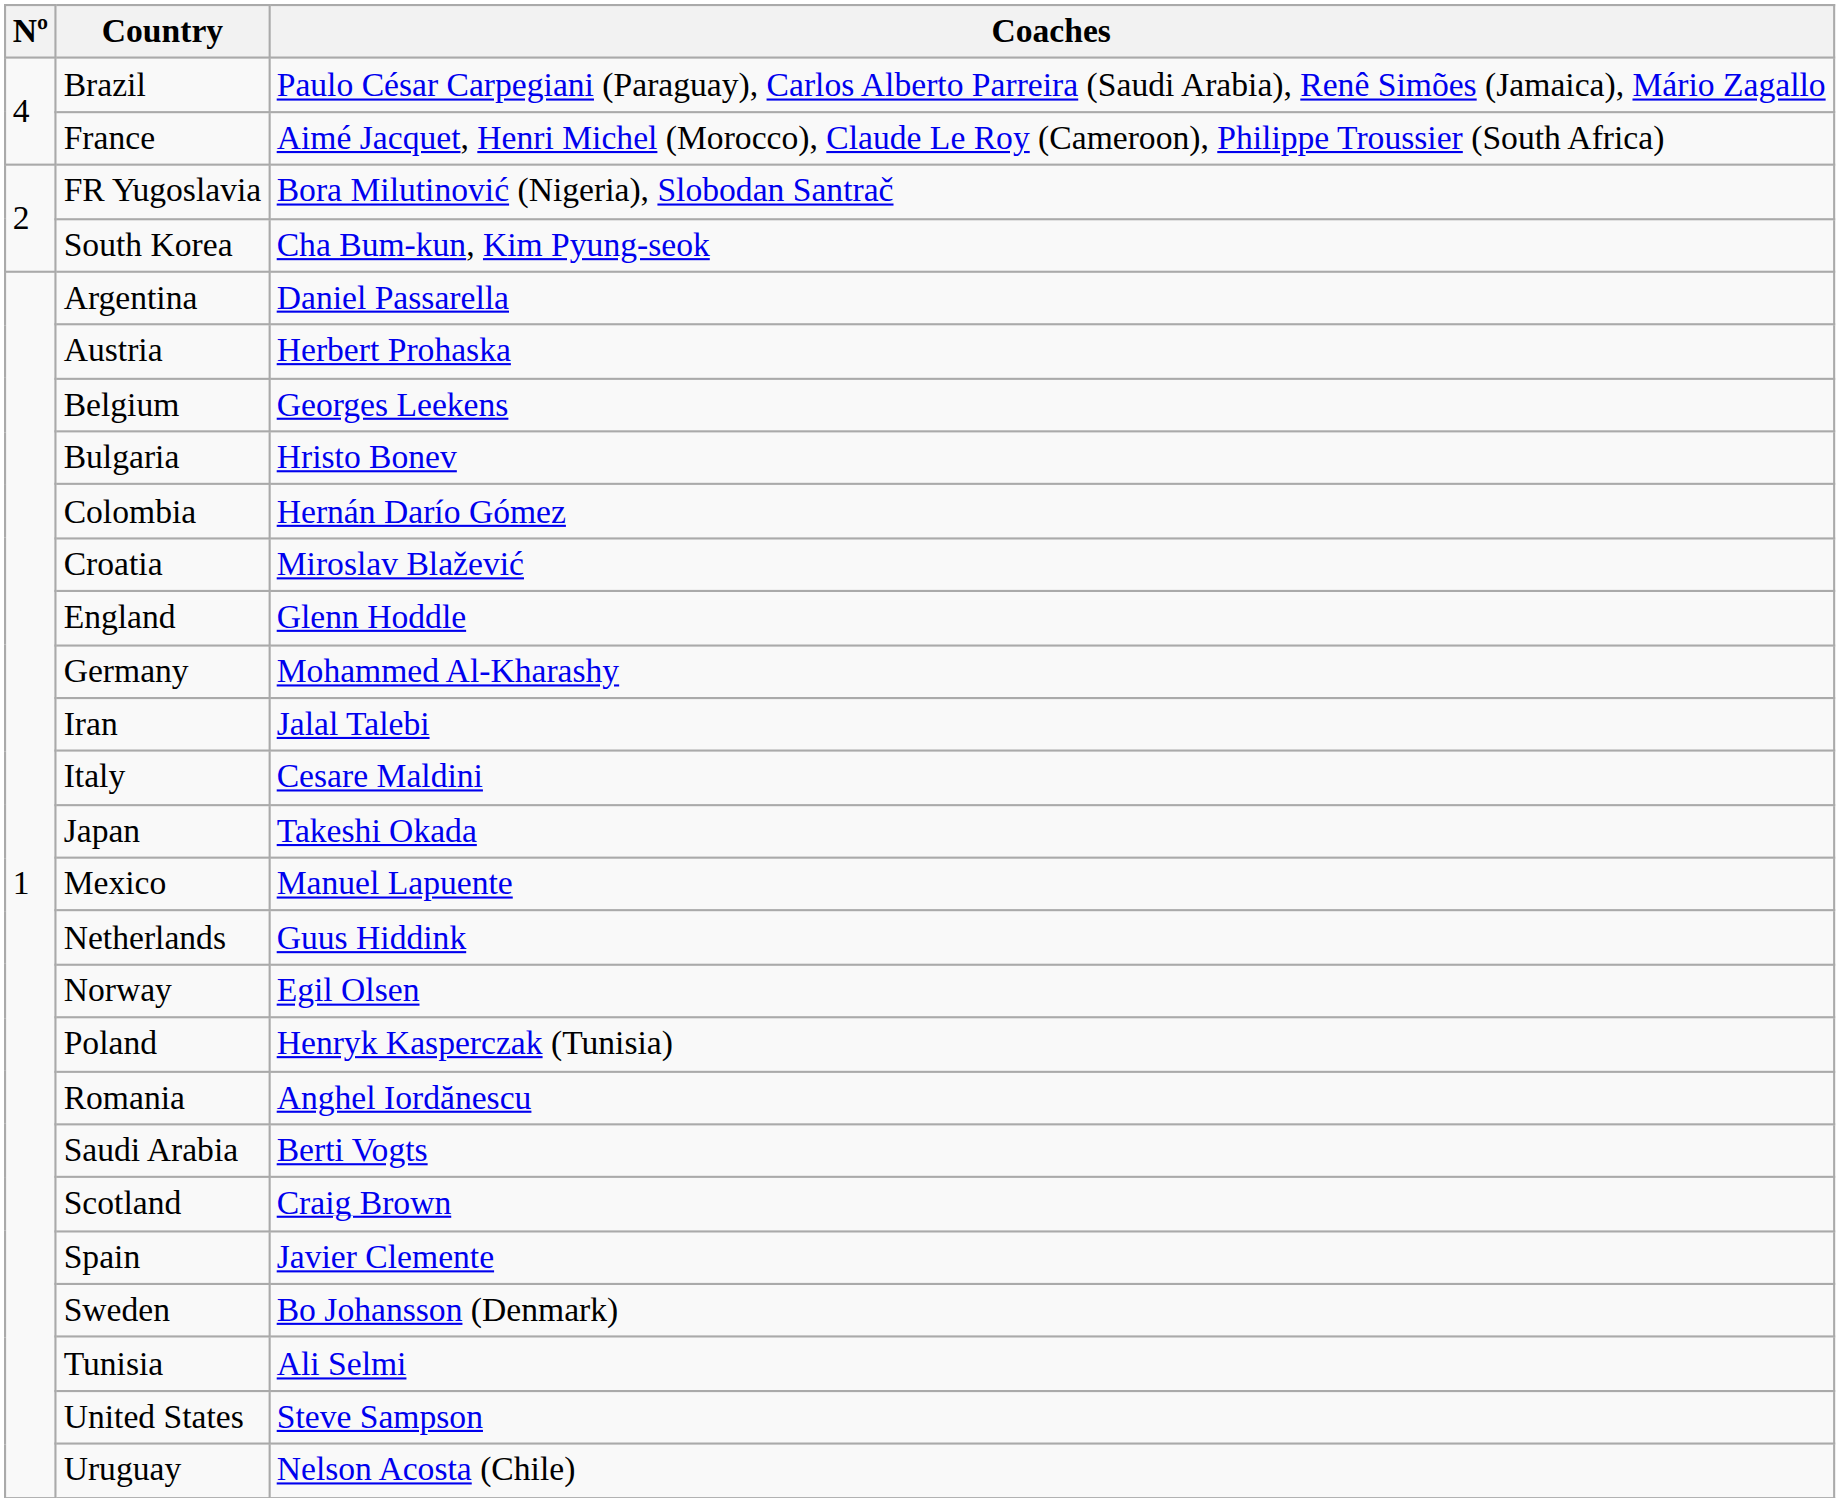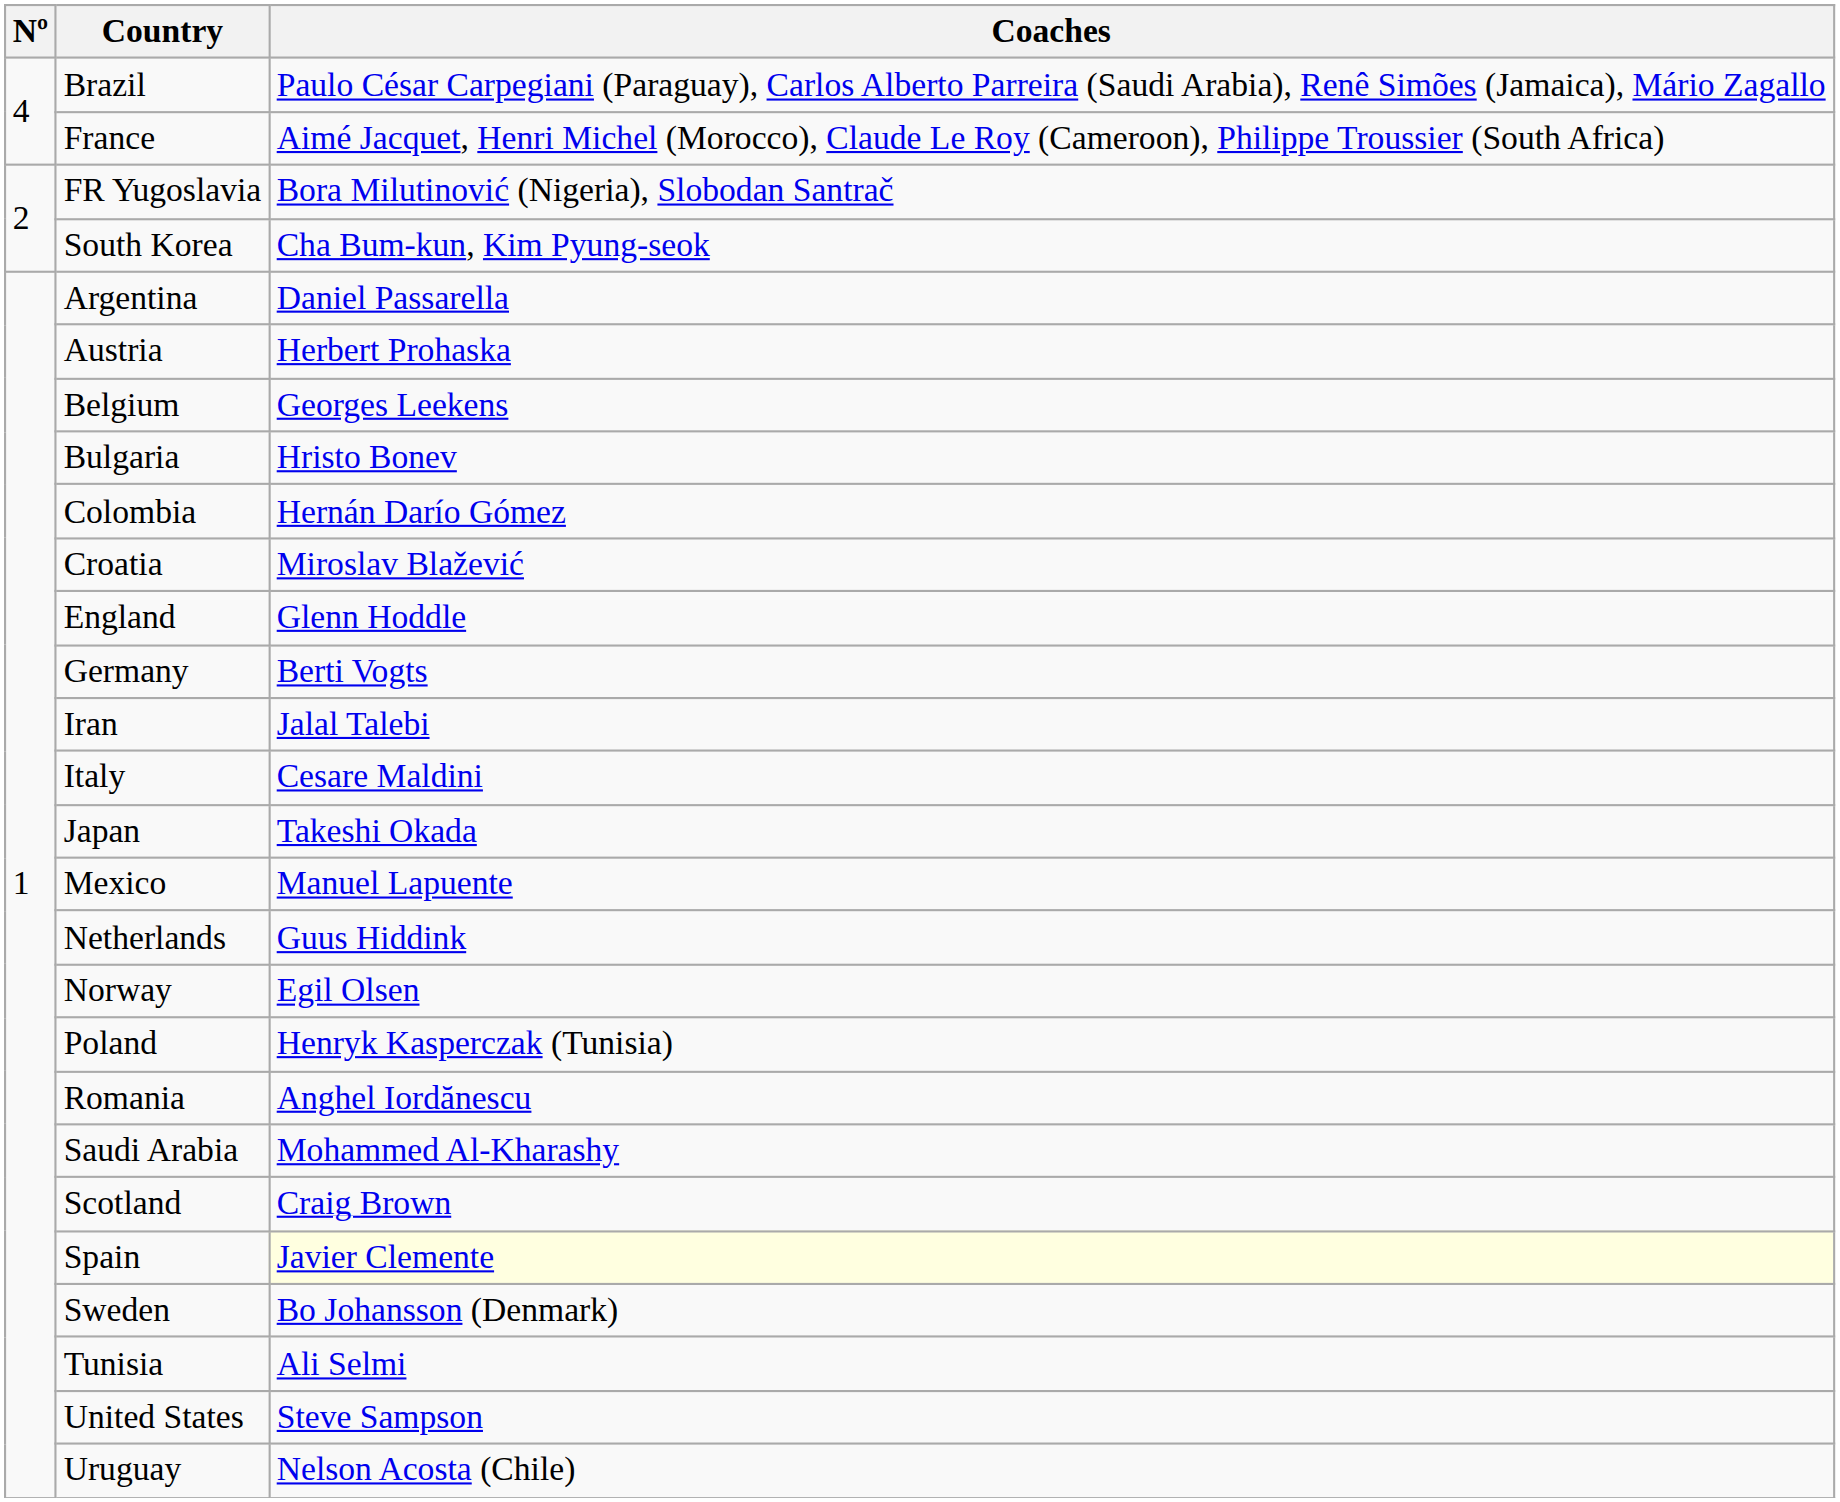(448, 670) Mohammed Al-Kharashy -> (352, 670) Berti Vogts
(352, 1150) Berti Vogts -> (448, 1150) Mohammed Al-Kharashy
(385, 1256) no background -> (385, 1256) lightyellow background
